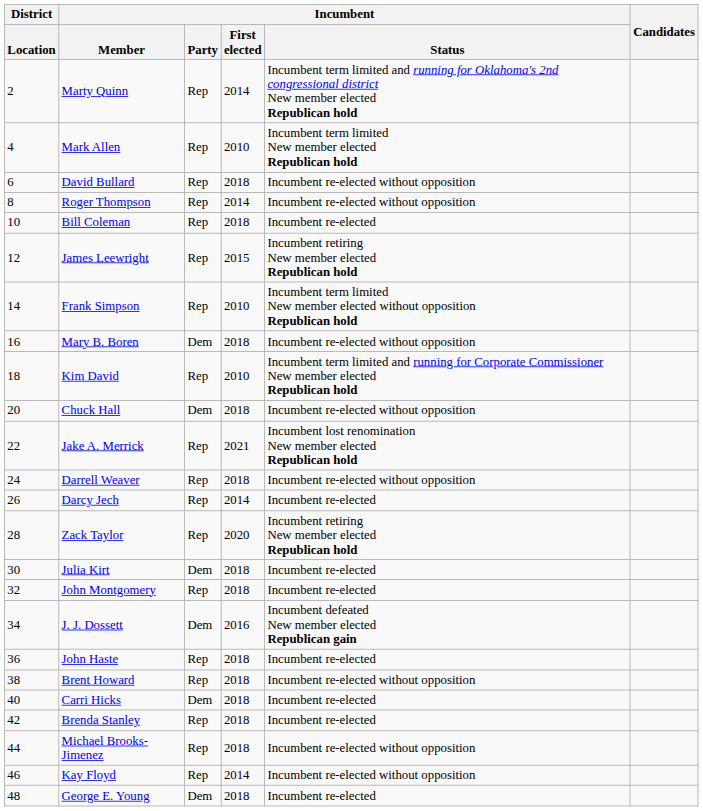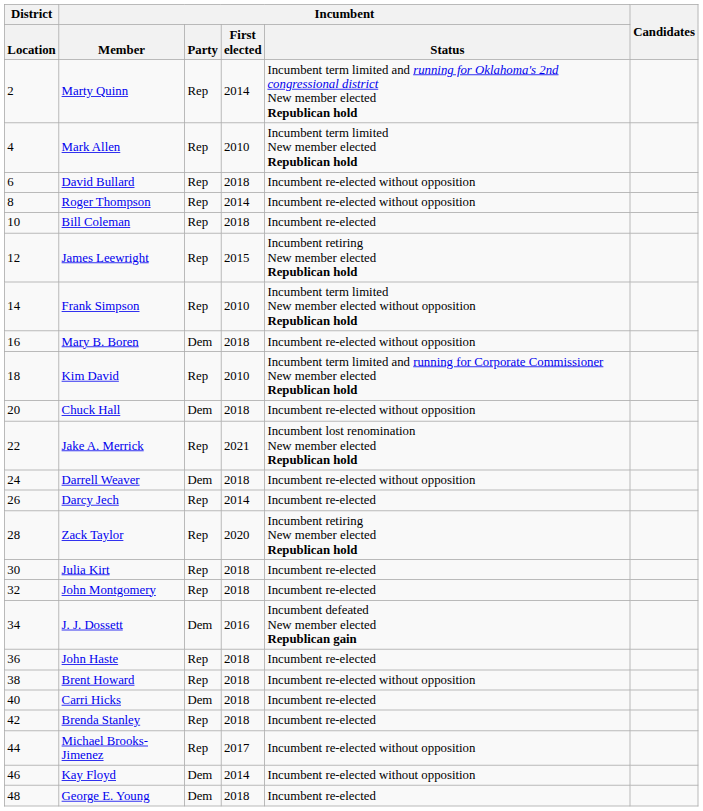(198, 480) Rep -> (200, 480) Dem
(200, 569) Dem -> (198, 569) Rep
(237, 747) 2018 -> (237, 747) 2017
(198, 775) Rep -> (200, 775) Dem
